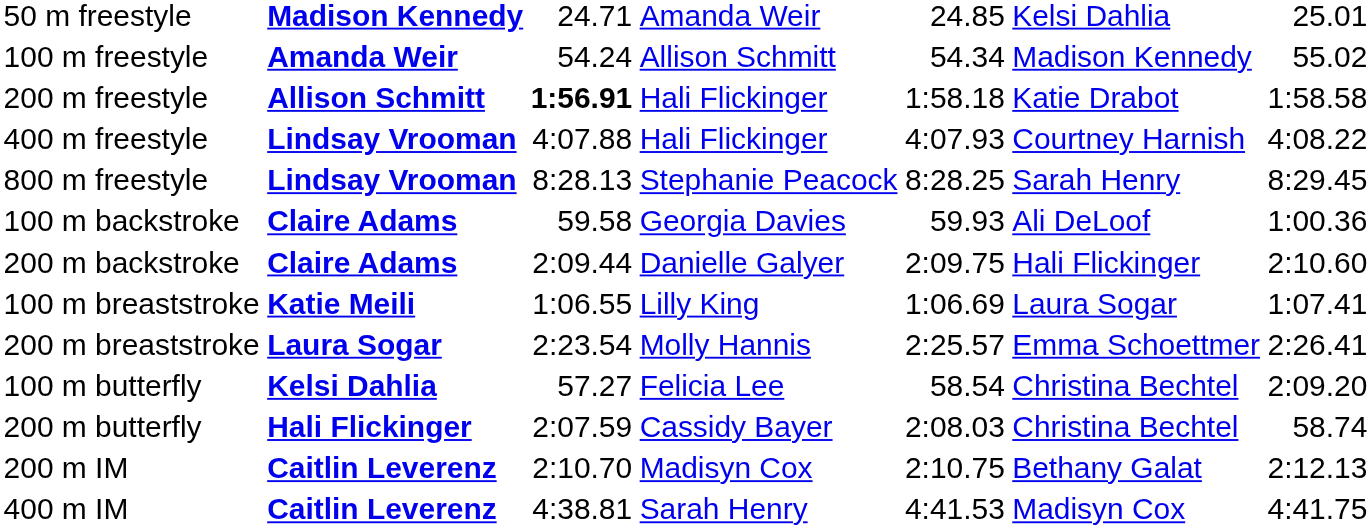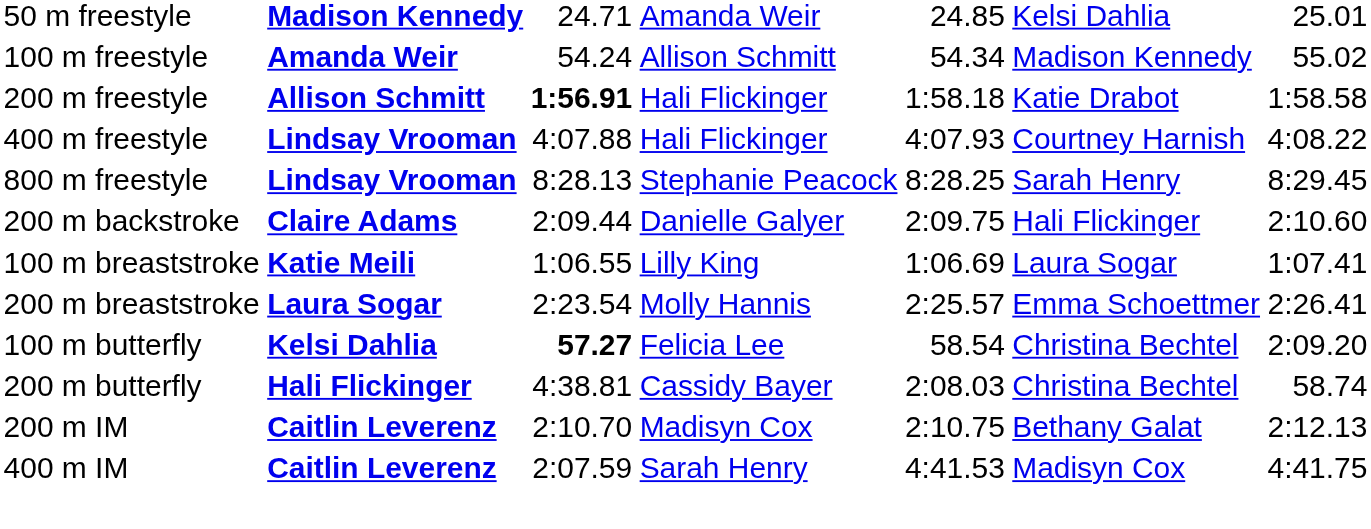- row: (122, 221)
(595, 386) normal -> (595, 345) bold
(582, 427) 2:07.59 -> (582, 386) 4:38.81
(582, 509) 4:38.81 -> (582, 468) 2:07.59
